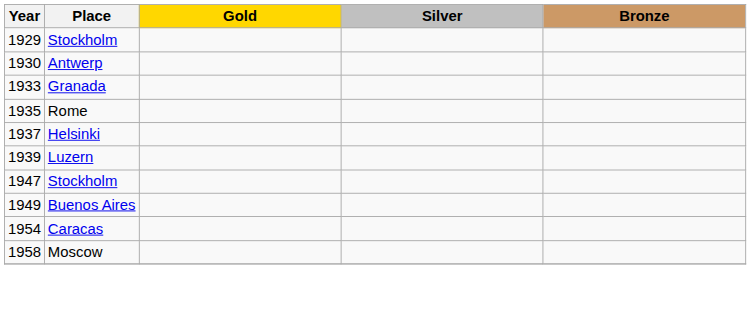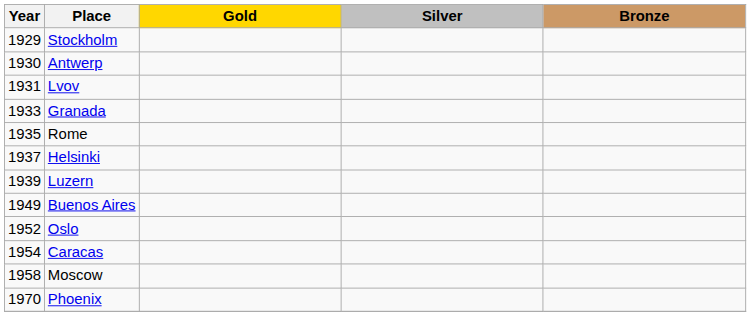+ row: (24, 87)
- row: (24, 181)
+ row: (24, 228)
+ row: (24, 299)
